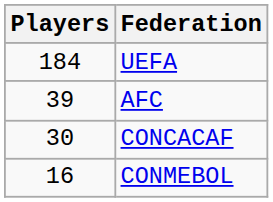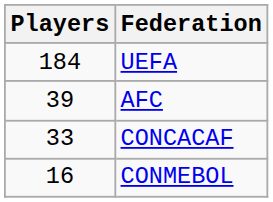(60, 139) 30 -> (60, 139) 33
